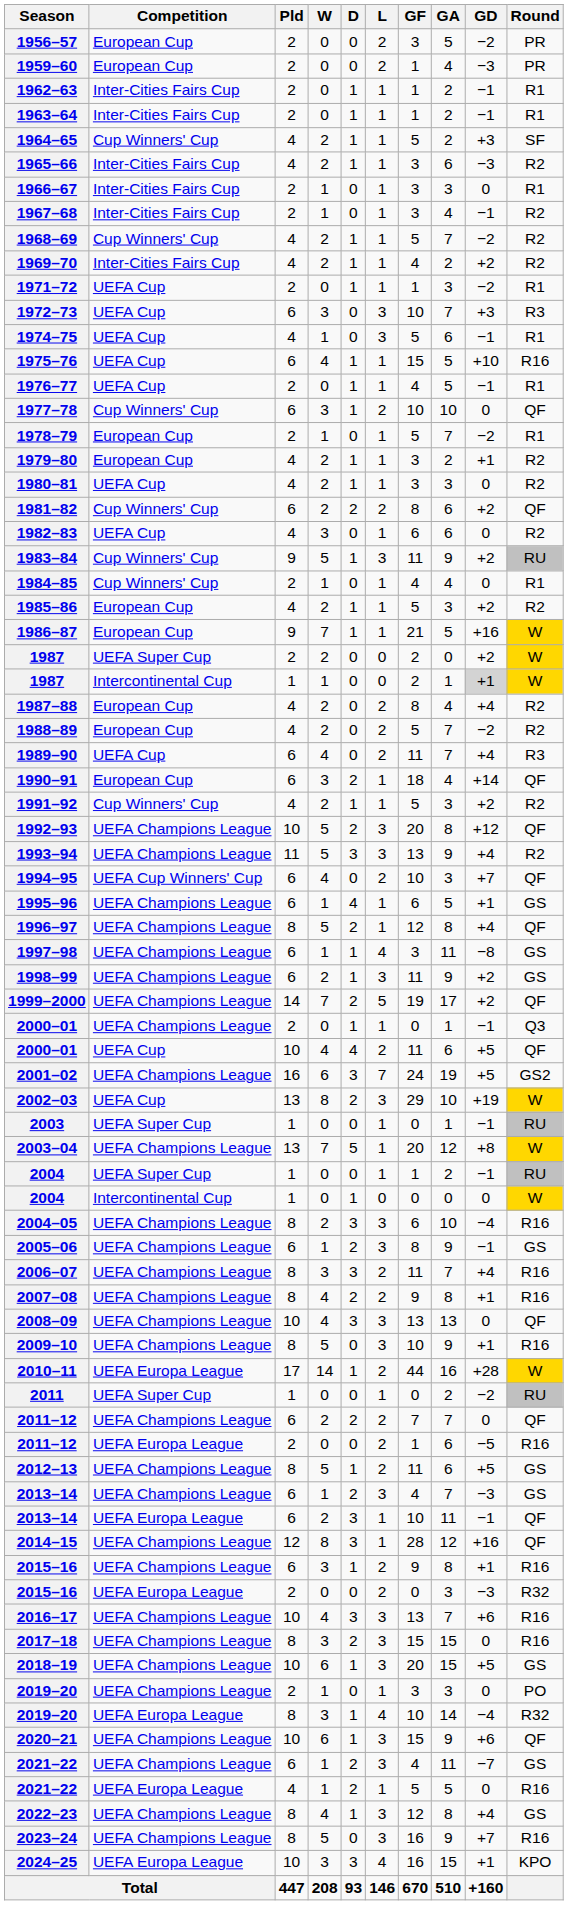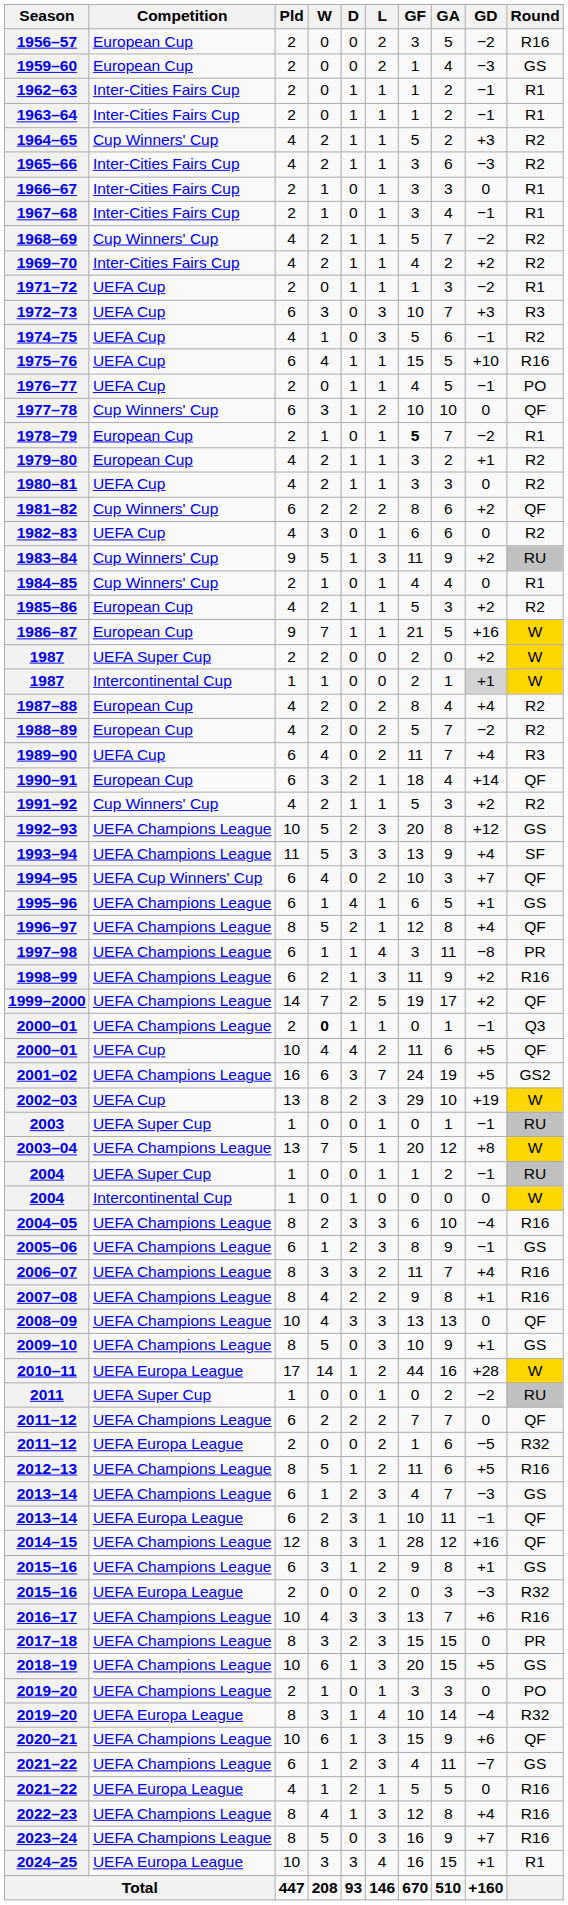(535, 41) PR -> (535, 41) R16
(535, 66) PR -> (535, 66) GS
(535, 139) SF -> (535, 139) R2
(535, 213) R2 -> (535, 213) R1
(535, 336) R1 -> (535, 336) R2
(535, 386) R1 -> (535, 386) PO
(415, 435) normal -> (415, 435) bold
(535, 829) QF -> (535, 829) GS
(535, 853) R2 -> (535, 853) SF
(535, 952) GS -> (535, 952) PR
(535, 976) GS -> (535, 976) R16
(325, 1025) normal -> (325, 1025) bold
(535, 1345) R16 -> (535, 1345) GS
(535, 1444) R16 -> (535, 1444) R32
(535, 1469) GS -> (535, 1469) R16
(535, 1567) R16 -> (535, 1567) GS
(535, 1641) R16 -> (535, 1641) PR
(535, 1813) GS -> (535, 1813) R16
(535, 1862) KPO -> (535, 1862) R1
